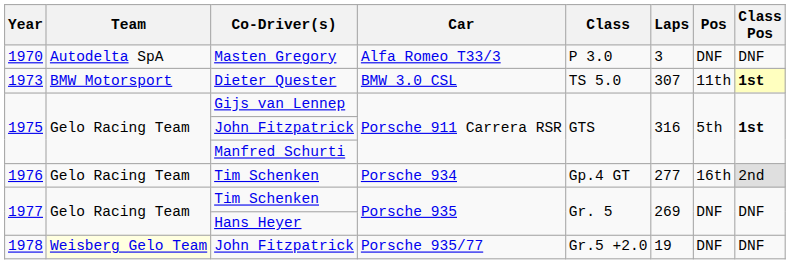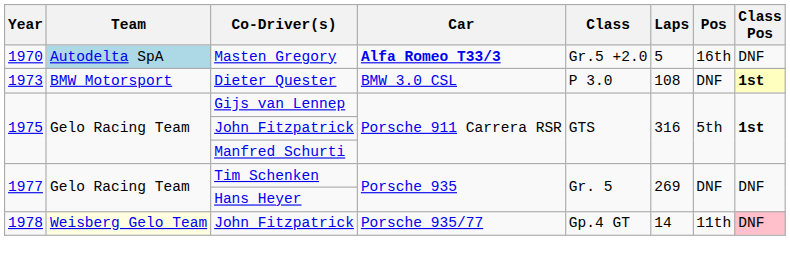(107, 57) no background -> (107, 57) lightblue background
(431, 57) normal -> (431, 57) bold
(591, 57) P 3.0 -> (608, 57) Gr.5 +2.0
(659, 57) 3 -> (659, 57) 5
(709, 57) DNF -> (714, 57) 16th
(595, 81) TS 5.0 -> (591, 81) P 3.0
(667, 81) 307 -> (667, 81) 108
(714, 81) 11th -> (709, 81) DNF
- row: (26, 176)
(608, 247) Gr.5 +2.0 -> (599, 223) Gp.4 GT
(663, 247) 19 -> (663, 223) 14
(709, 247) DNF -> (714, 223) 11th
(751, 247) no background -> (751, 223) pink background
